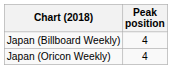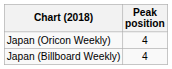rows swapped: (59, 56) <-> (64, 40)
